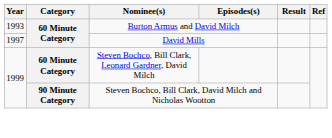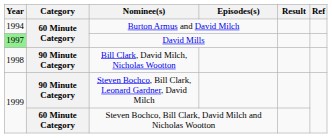(15, 26) 1993 -> (15, 26) 1994
(15, 41) no background -> (15, 41) lightgreen background
+ row: (144, 60)
(58, 65) 60 Minute Category -> (58, 90) 90 Minute Category
(58, 96) 90 Minute Category -> (58, 120) 60 Minute Category
